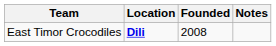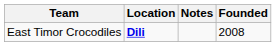columns swapped: (205, 13) <-> (252, 13)
